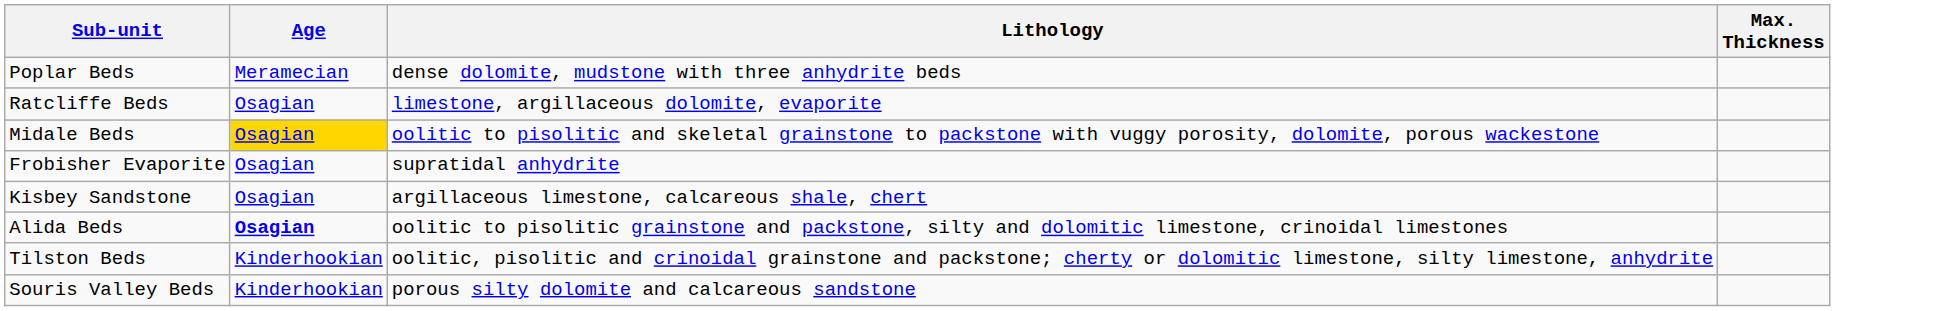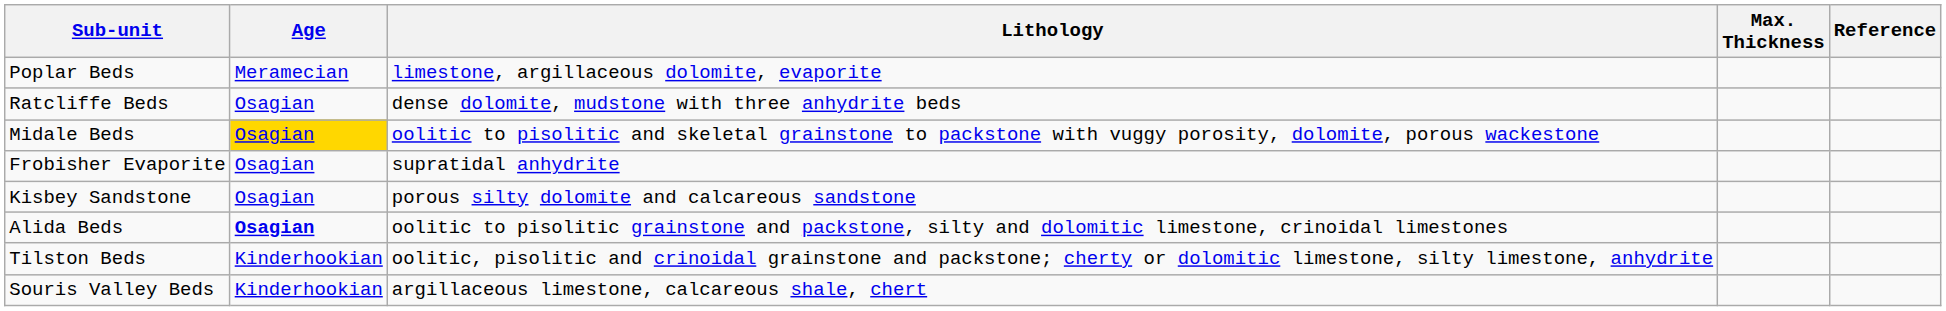+ column: (1885, 31)
(677, 73) dense dolomite, mudstone with three anhydrite beds -> (637, 73) limestone, argillaceous dolomite, evaporite
(637, 104) limestone, argillaceous dolomite, evaporite -> (677, 104) dense dolomite, mudstone with three anhydrite beds
(659, 197) argillaceous limestone, calcareous shale, chert -> (654, 197) porous silty dolomite and calcareous sandstone
(654, 290) porous silty dolomite and calcareous sandstone -> (659, 290) argillaceous limestone, calcareous shale, chert
